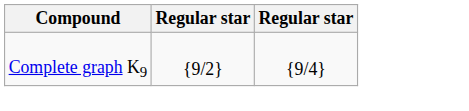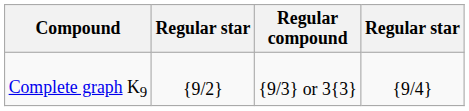+ column: (308, 28)
